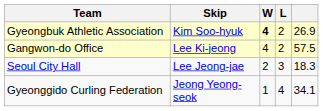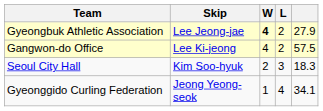(208, 31) Kim Soo-hyuk -> (209, 31) Lee Jeong-jae
(305, 31) 26.9 -> (305, 31) 27.9
(209, 66) Lee Jeong-jae -> (208, 66) Kim Soo-hyuk
